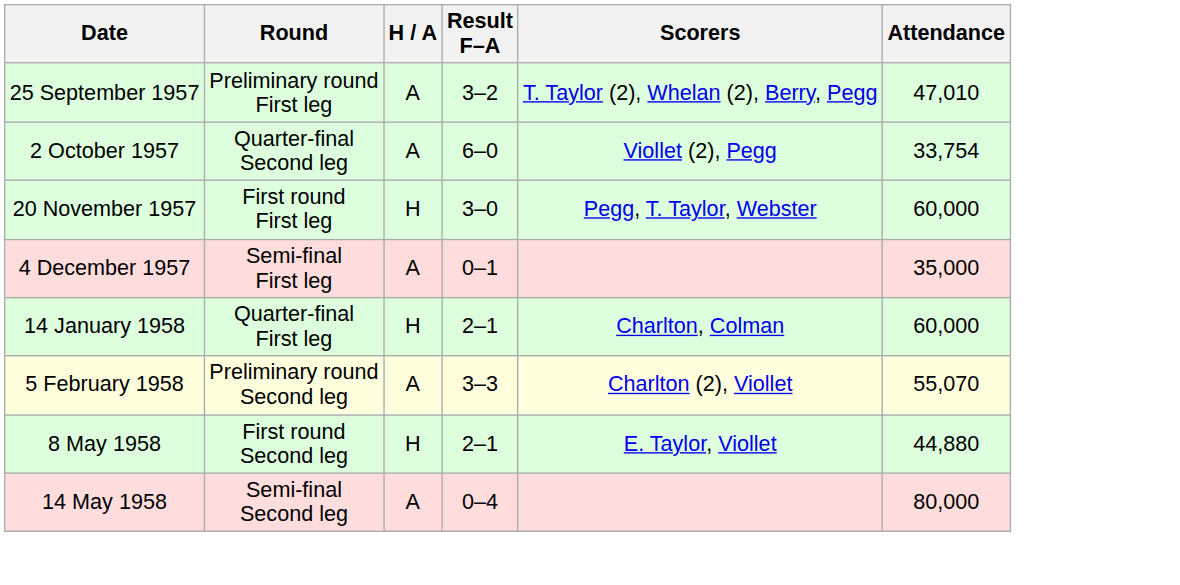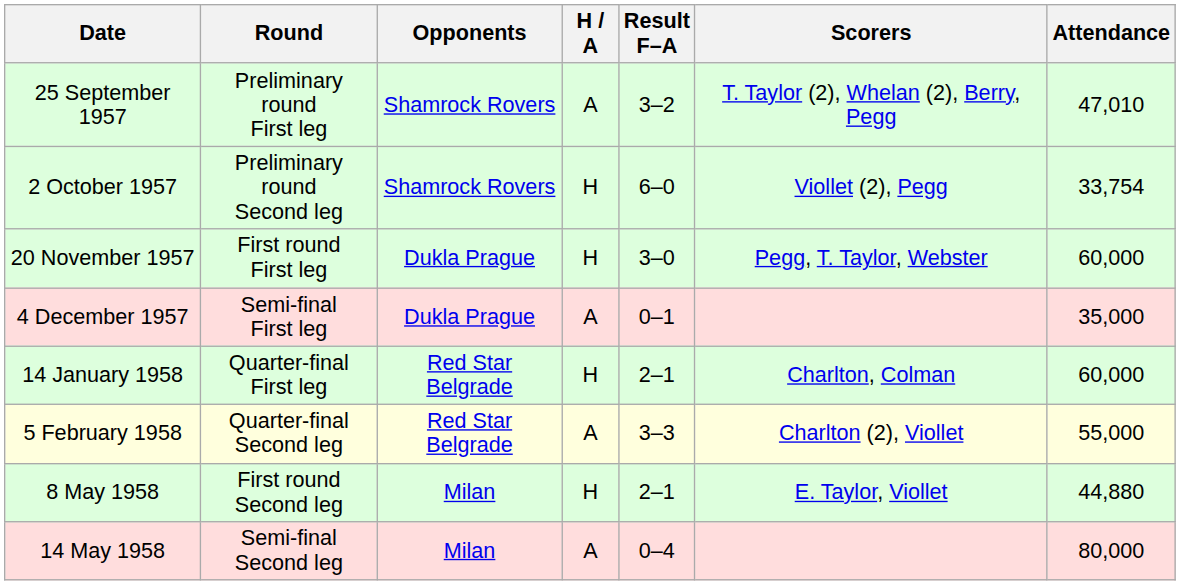+ column: (470, 33)
(294, 150) Quarter-final Second leg -> (289, 187) Preliminary round Second leg
(413, 150) A -> (590, 187) H
(294, 385) Preliminary round Second leg -> (289, 433) Quarter-final Second leg
(946, 385) 55,070 -> (1111, 433) 55,000
